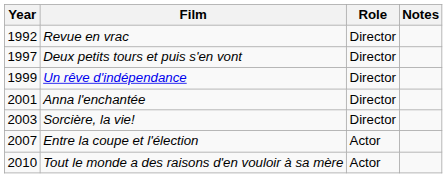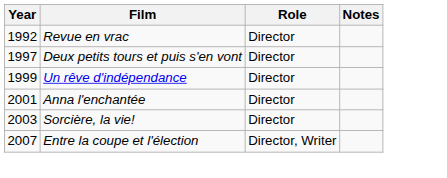(365, 141) Actor -> (292, 141) Director, Writer
- row: (193, 162)
